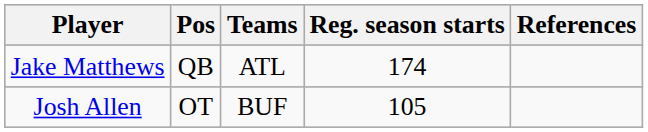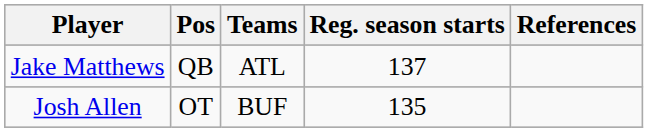(407, 65) 174 -> (407, 65) 137
(407, 106) 105 -> (407, 106) 135
